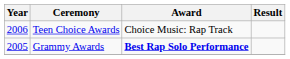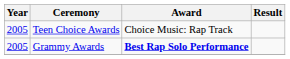(17, 29) 2006 -> (17, 29) 2005
